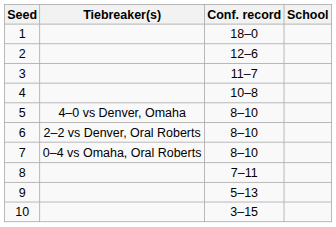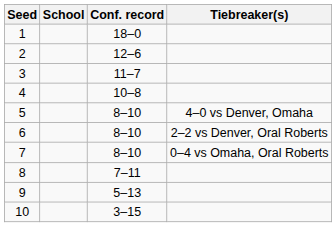columns swapped: (308, 14) <-> (122, 14)
